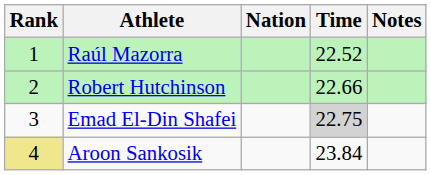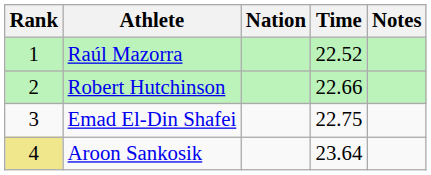(339, 119) lightgrey background -> (339, 119) no background
(339, 152) 23.84 -> (339, 152) 23.64
